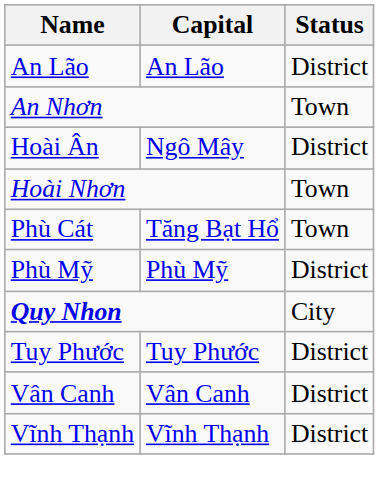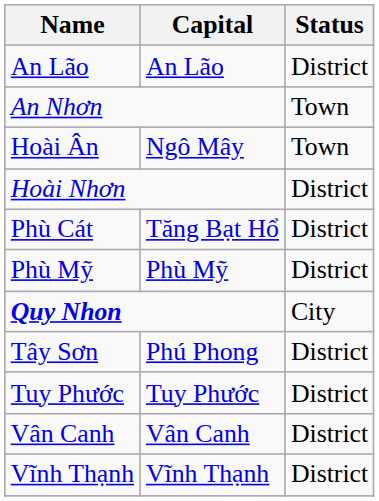(330, 147) District -> (320, 147) Town
(320, 188) Town -> (330, 188) District
(320, 229) Town -> (330, 229) District
+ row: (54, 351)
